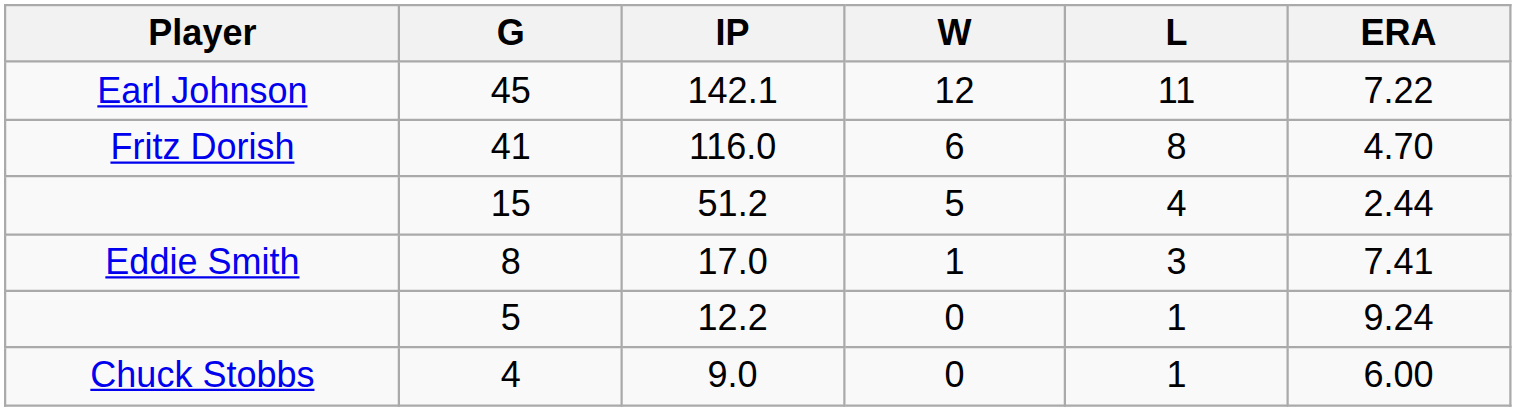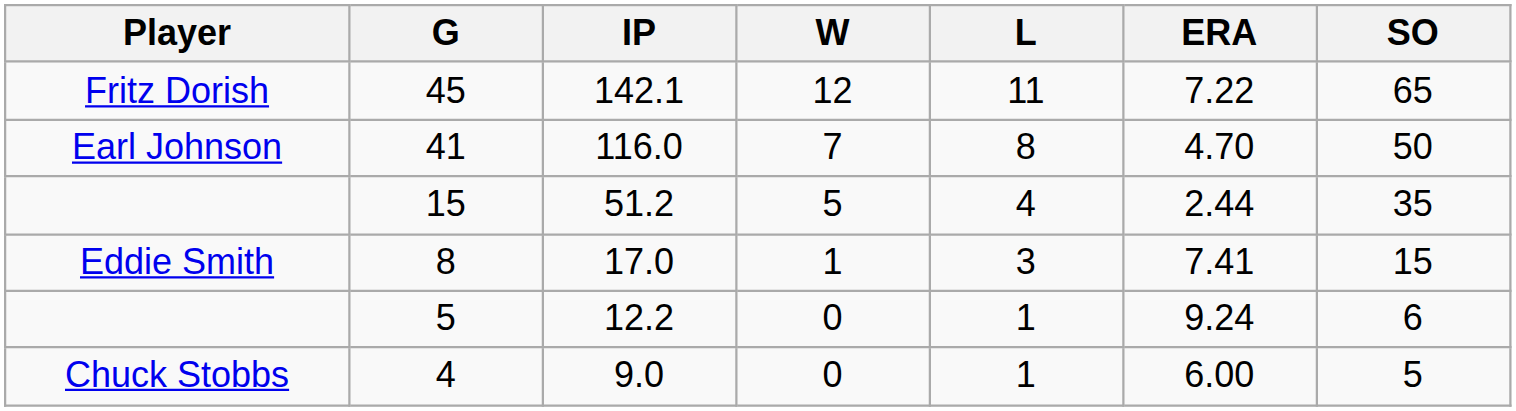+ column: (1413, 33)
(202, 90) Earl Johnson -> (177, 90) Fritz Dorish
(202, 147) Fritz Dorish -> (177, 147) Earl Johnson
(955, 147) 6 -> (832, 147) 7
